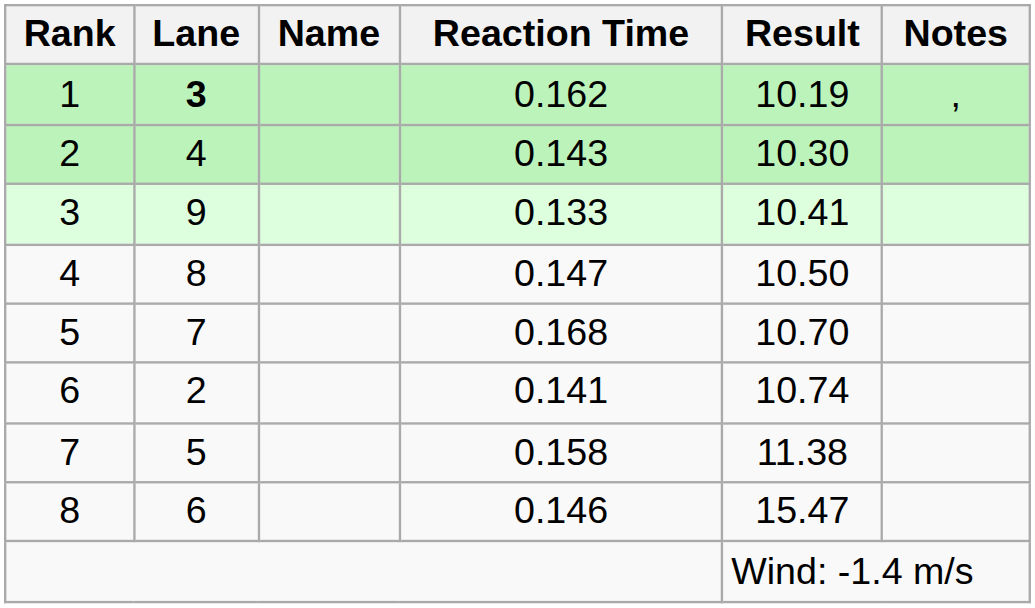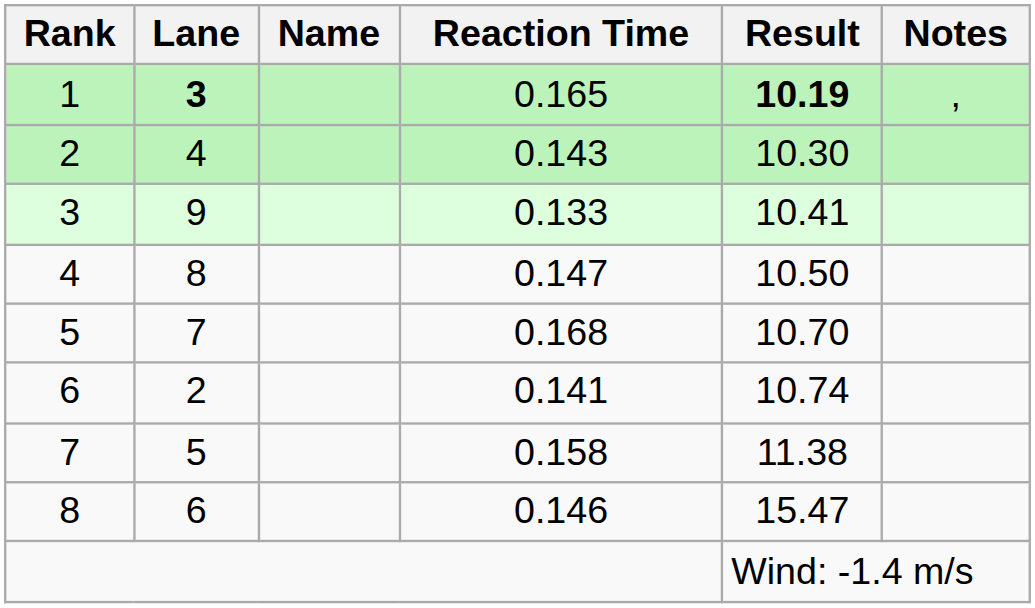(561, 93) 0.162 -> (561, 93) 0.165
(802, 93) normal -> (802, 93) bold
